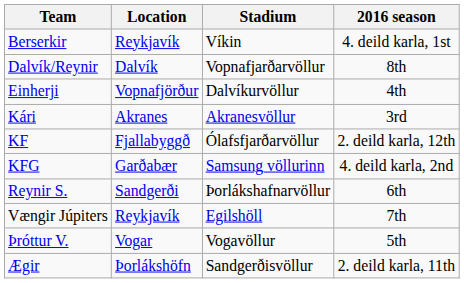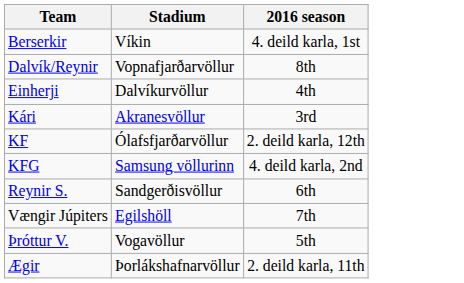- column: (157, 16)
(268, 191) Þorlákshafnarvöllur -> (169, 191) Sandgerðisvöllur
(259, 265) Sandgerðisvöllur -> (177, 265) Þorlákshafnarvöllur
